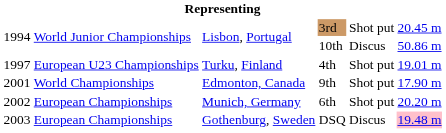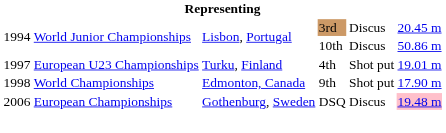(372, 27) Shot put -> (367, 27) Discus
(17, 83) 2001 -> (17, 83) 1998
- row: (327, 101)
(17, 120) 2003 -> (17, 101) 2006
